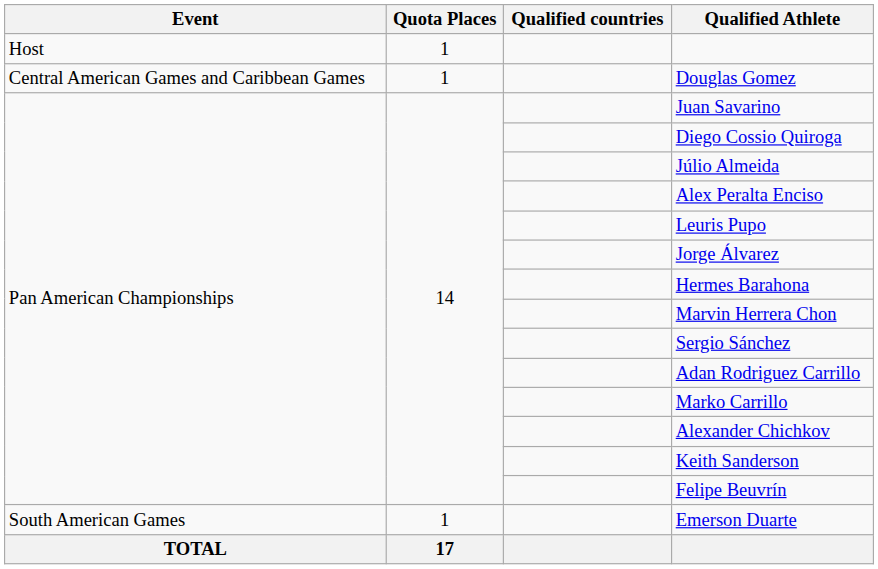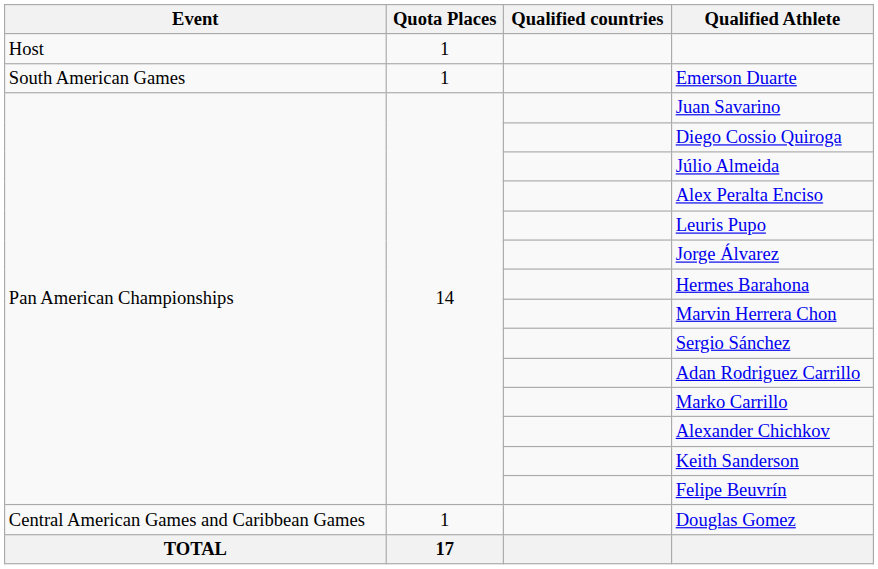rows swapped: (97, 519) <-> (187, 78)
